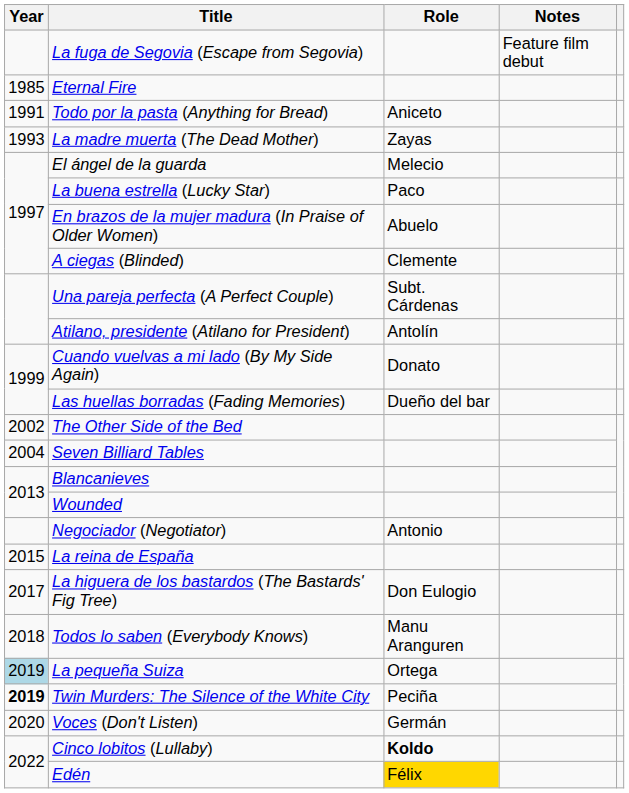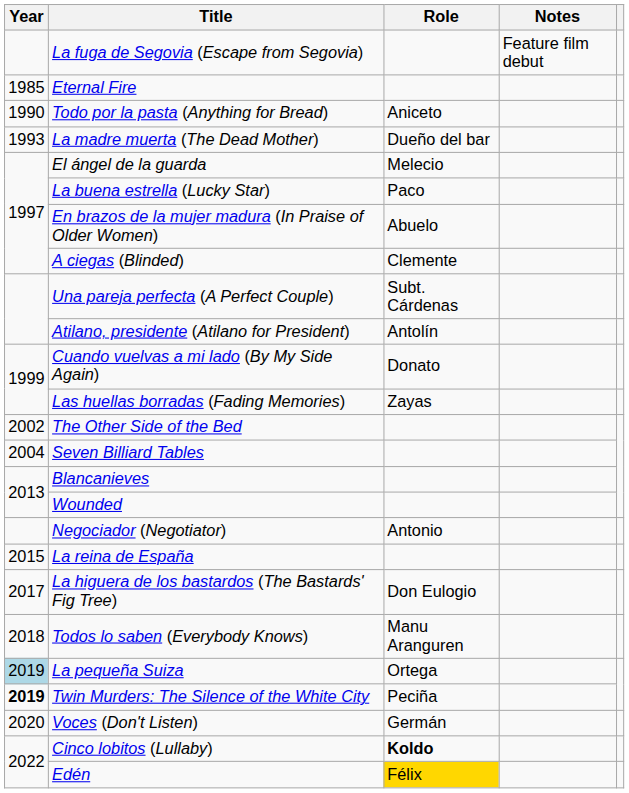(26, 113) 1991 -> (26, 113) 1990
(410, 139) Zayas -> (439, 139) Dueño del bar
(439, 401) Dueño del bar -> (410, 401) Zayas
